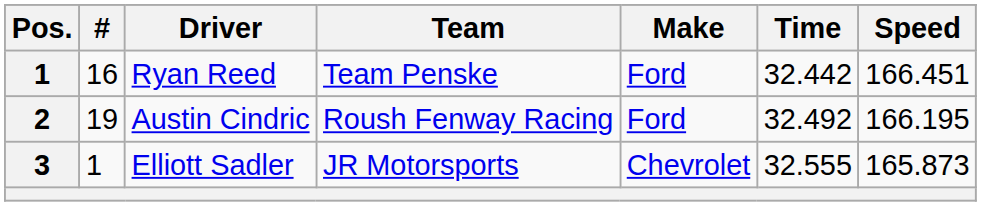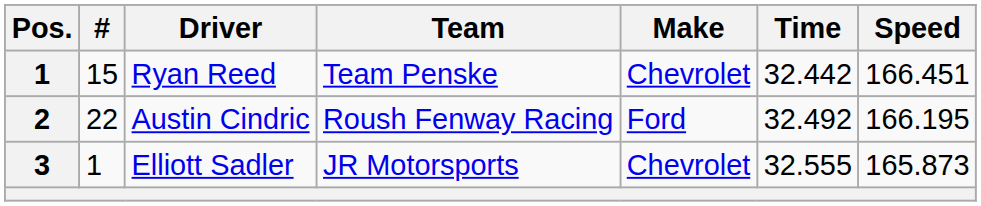(102, 74) 16 -> (102, 74) 15
(656, 74) Ford -> (689, 74) Chevrolet
(102, 119) 19 -> (102, 119) 22
